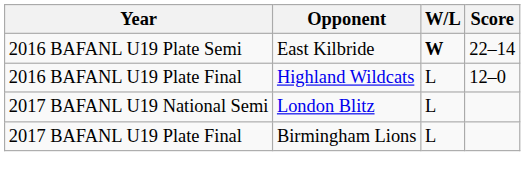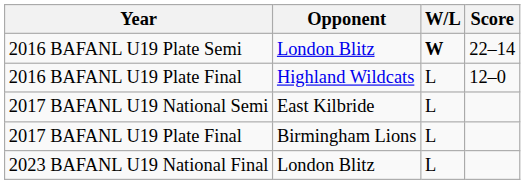(326, 48) East Kilbride -> (326, 48) London Blitz
(326, 106) London Blitz -> (326, 106) East Kilbride
+ row: (139, 164)
